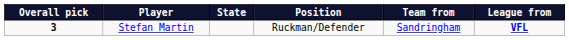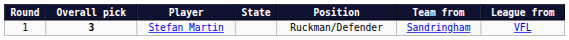+ column: (25, 12)
(519, 28) bold -> (523, 28) normal
